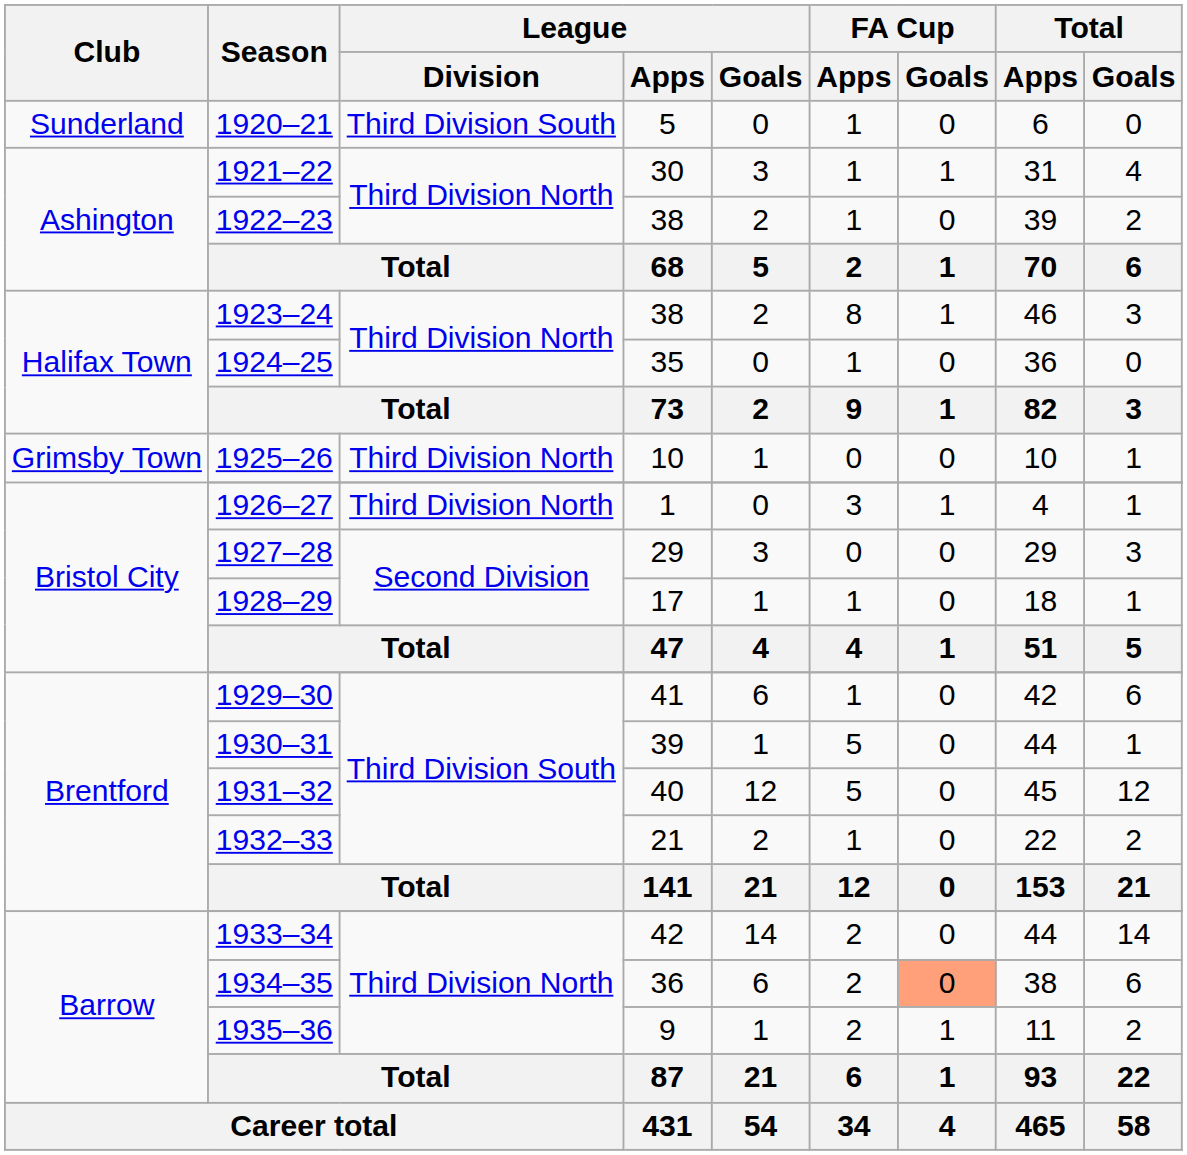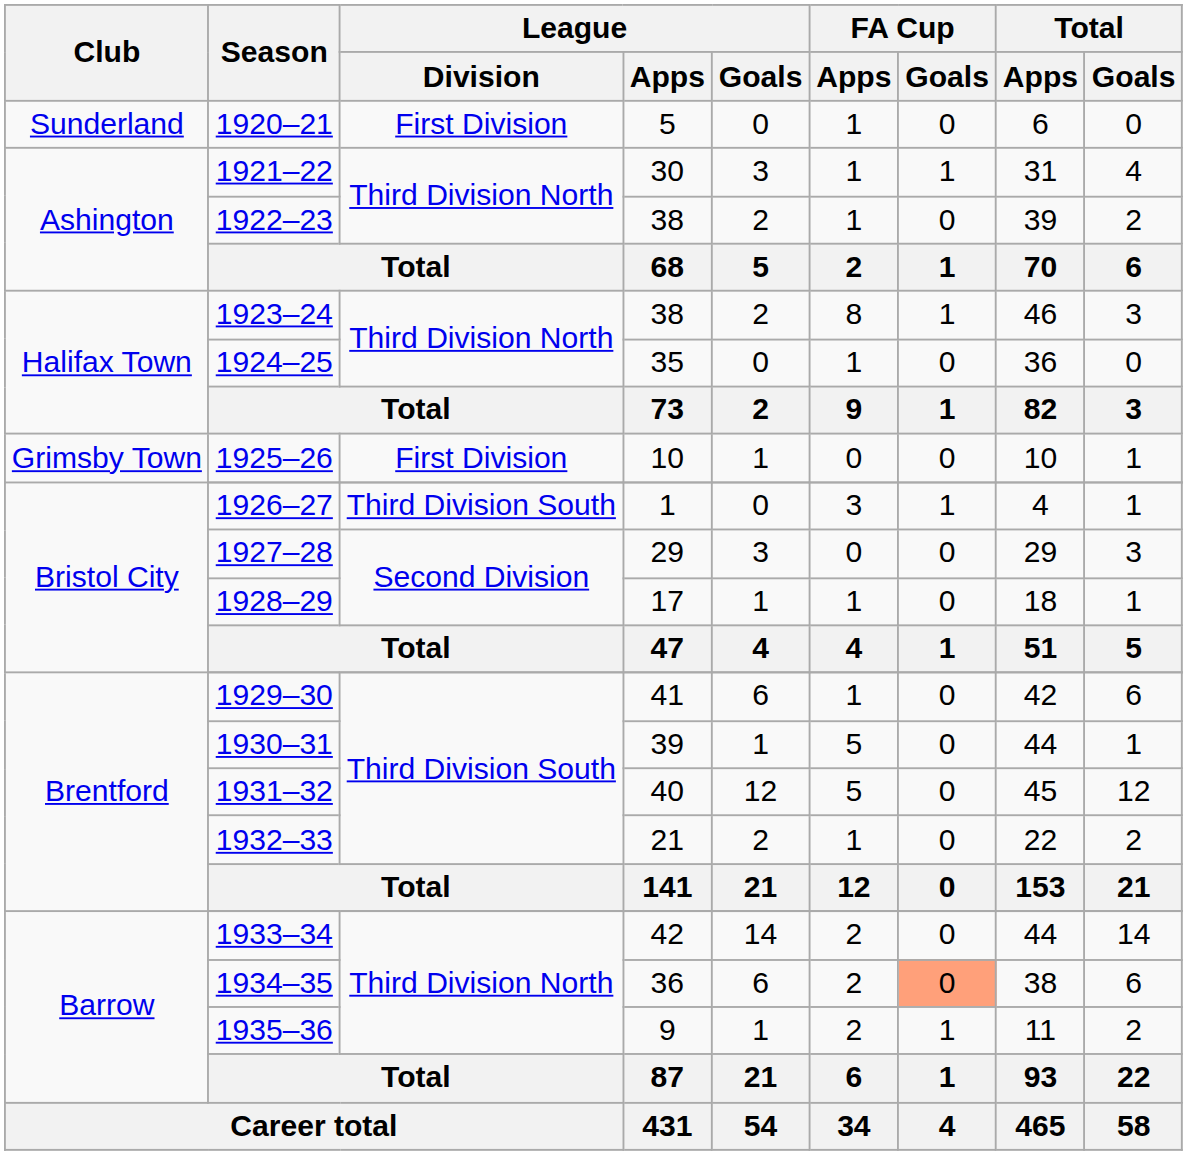(481, 123) Third Division South -> (481, 123) First Division
(481, 457) Third Division North -> (481, 457) First Division
(481, 505) Third Division North -> (481, 505) Third Division South
